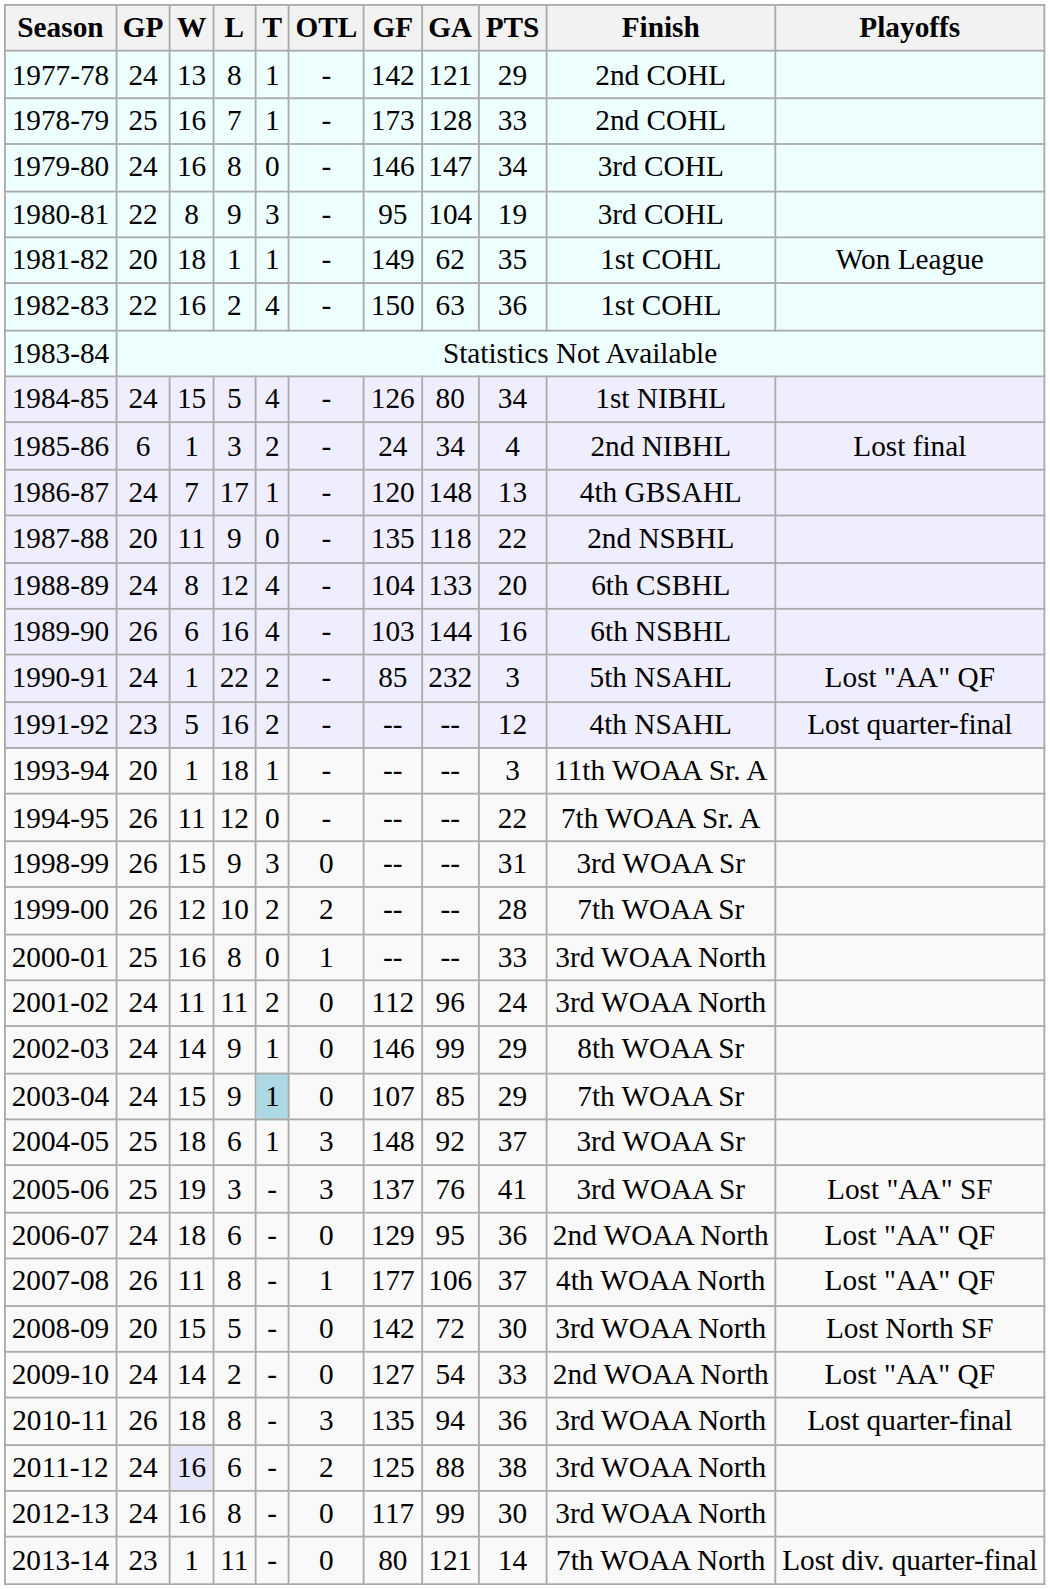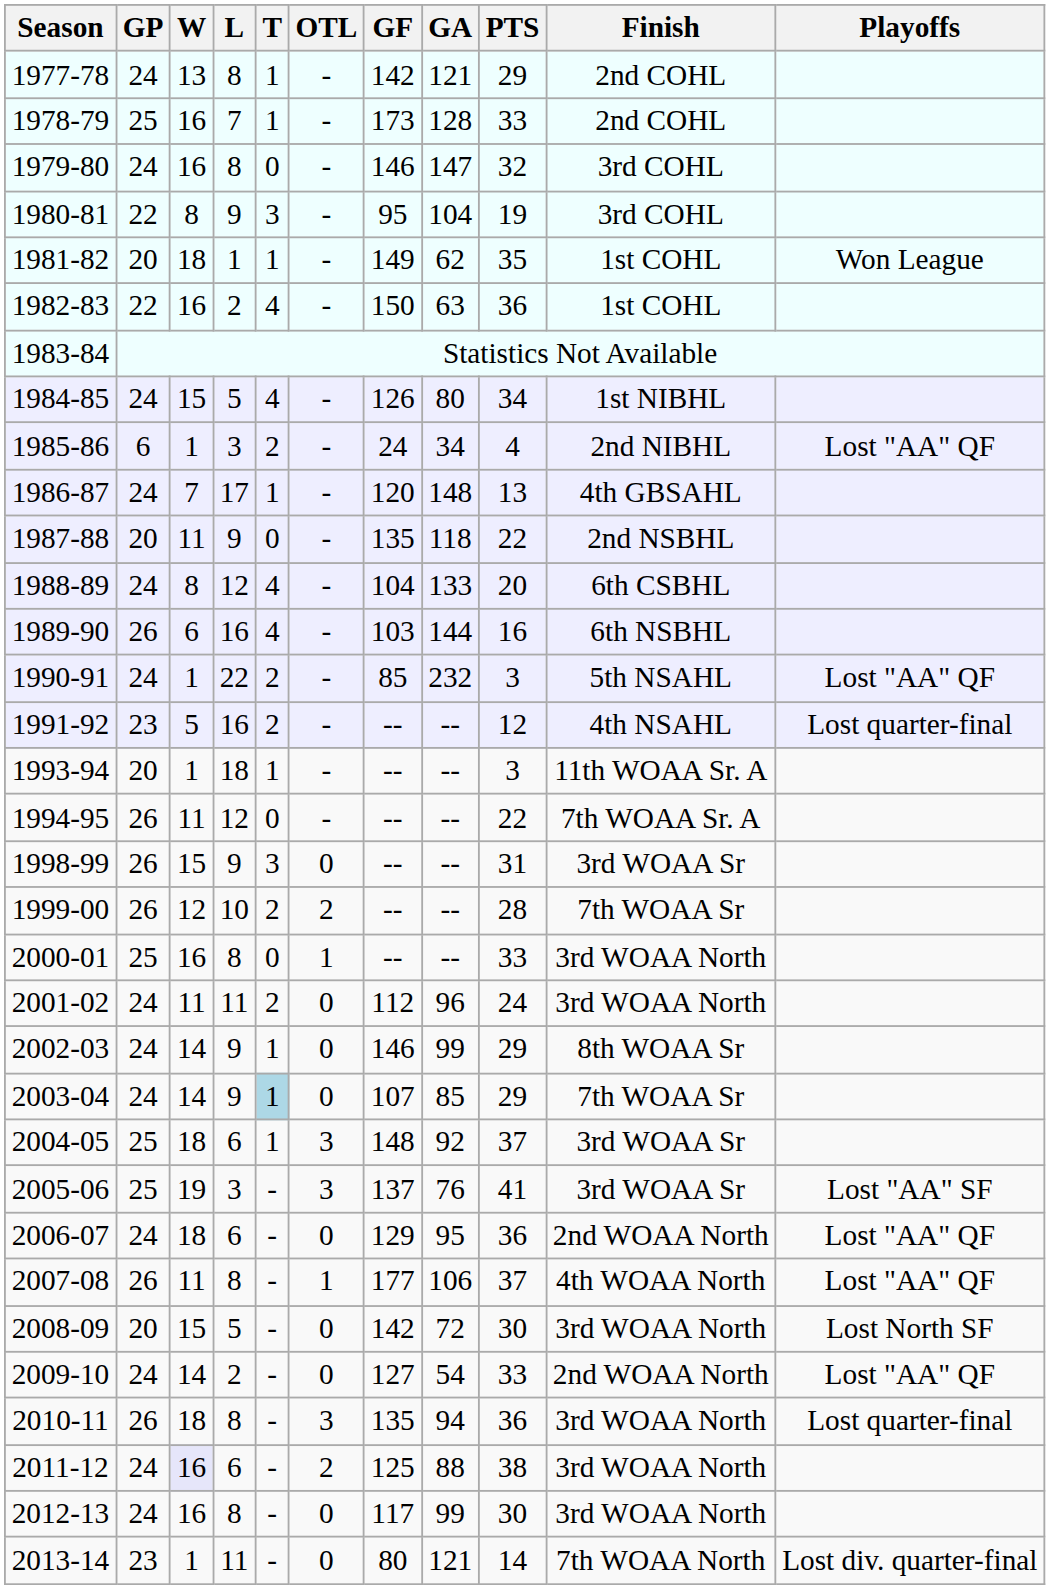(513, 167) 34 -> (513, 167) 32
(910, 445) Lost final -> (910, 445) Lost "AA" QF
(192, 1095) 15 -> (192, 1095) 14
